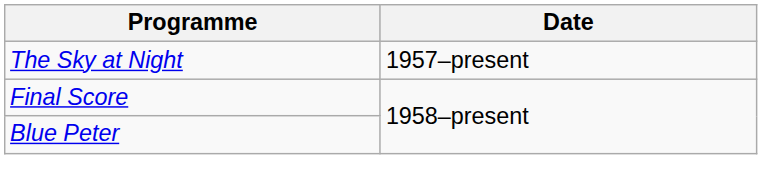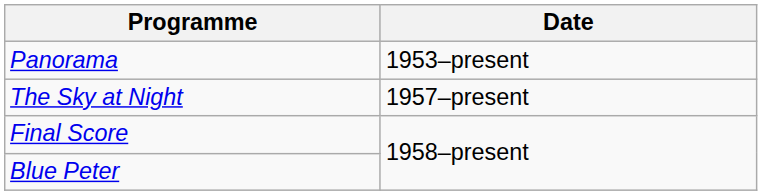+ row: (64, 60)
